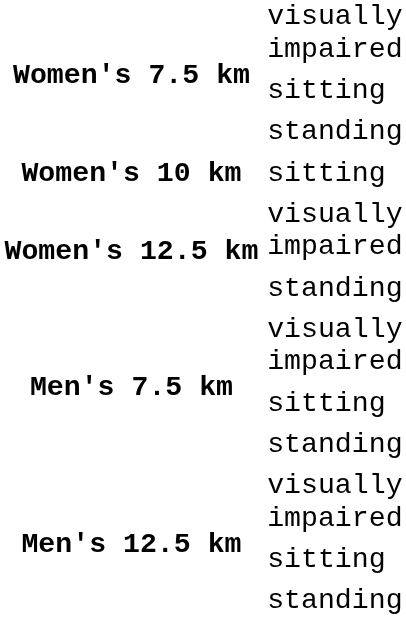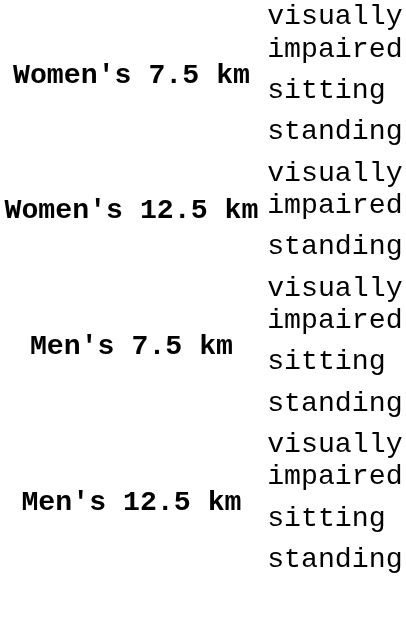- row: (131, 173)
